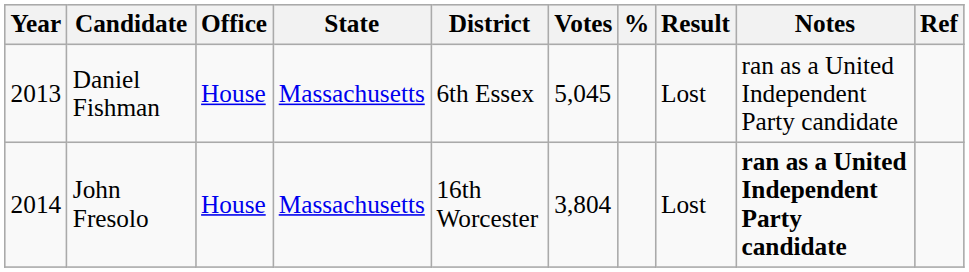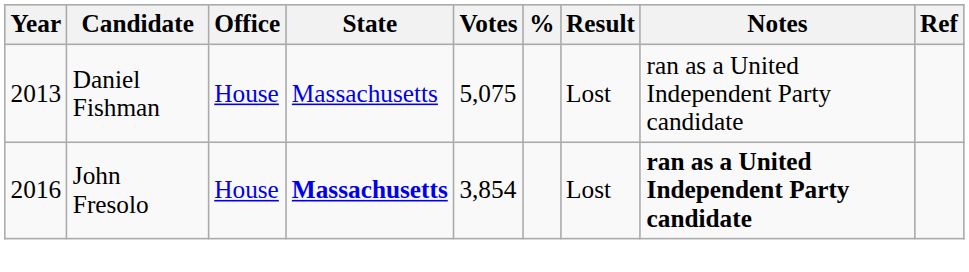- column: (490, 24)
(583, 93) 5,045 -> (488, 93) 5,075
(36, 204) 2014 -> (36, 190) 2016
(352, 204) normal -> (370, 190) bold
(583, 204) 3,804 -> (488, 190) 3,854
